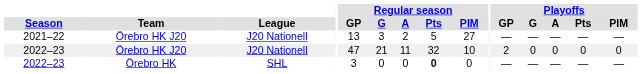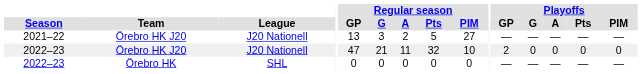(354, 63) 3 -> (354, 63) 0
(434, 63) bold -> (434, 63) normal
